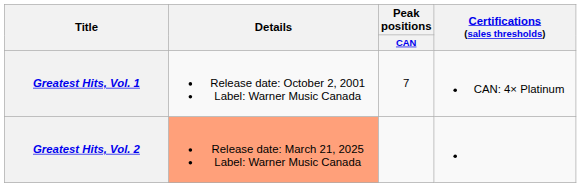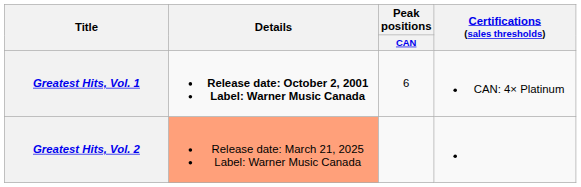(273, 90) normal -> (273, 90) bold
(406, 83) 7 -> (406, 83) 6
